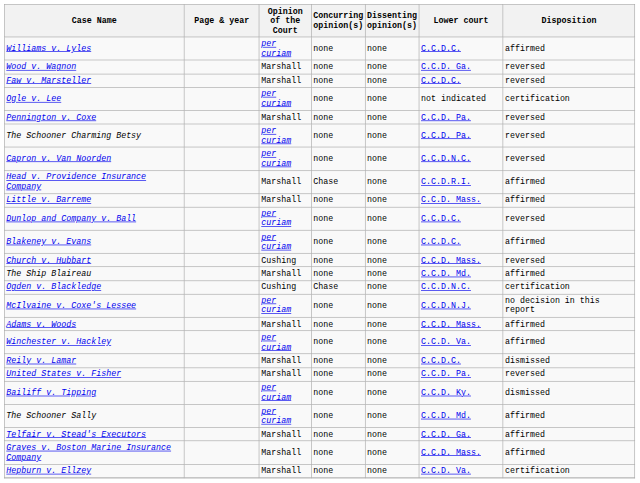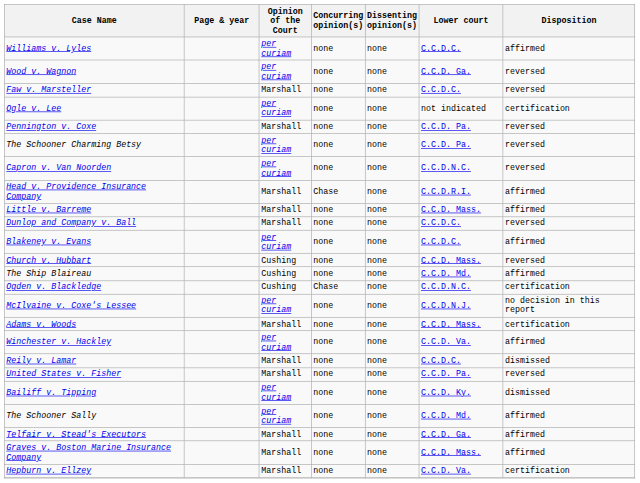(281, 67) Marshall -> (276, 72) per curiam
(276, 219) per curiam -> (281, 223) Marshall
(281, 274) Marshall -> (279, 274) Cushing
(525, 324) affirmed -> (537, 324) certification
